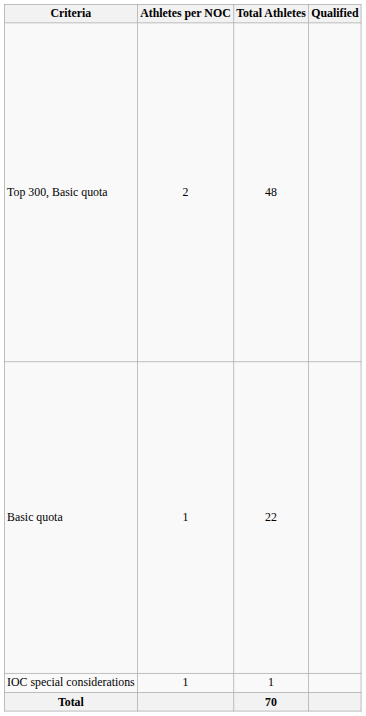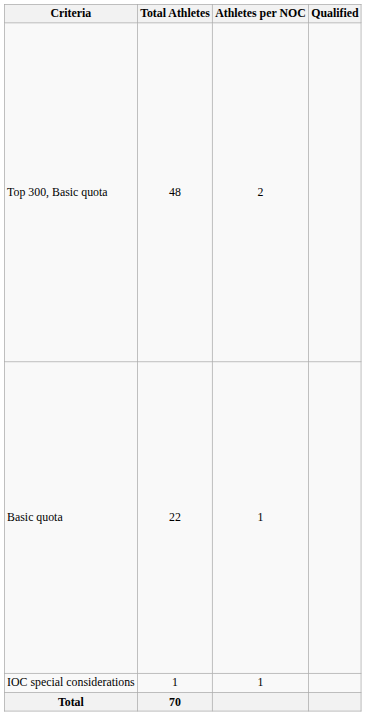columns swapped: (185, 13) <-> (271, 13)
